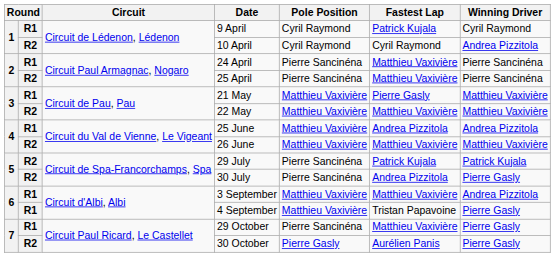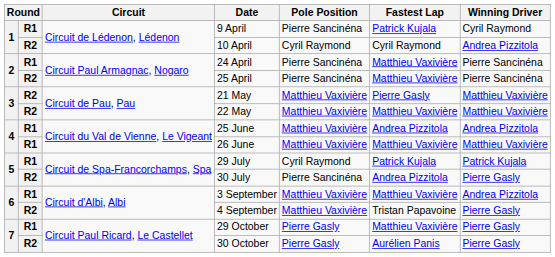(316, 29) Cyril Raymond -> (322, 29) Pierre Sancinéna
(30, 95) R1 -> (30, 95) R2
(30, 144) R2 -> (30, 144) R1
(30, 161) R2 -> (30, 161) R1
(322, 161) Pierre Sancinéna -> (316, 161) Cyril Raymond
(30, 210) R1 -> (30, 210) R2
(322, 227) Pierre Sancinéna -> (311, 227) Pierre Gasly
